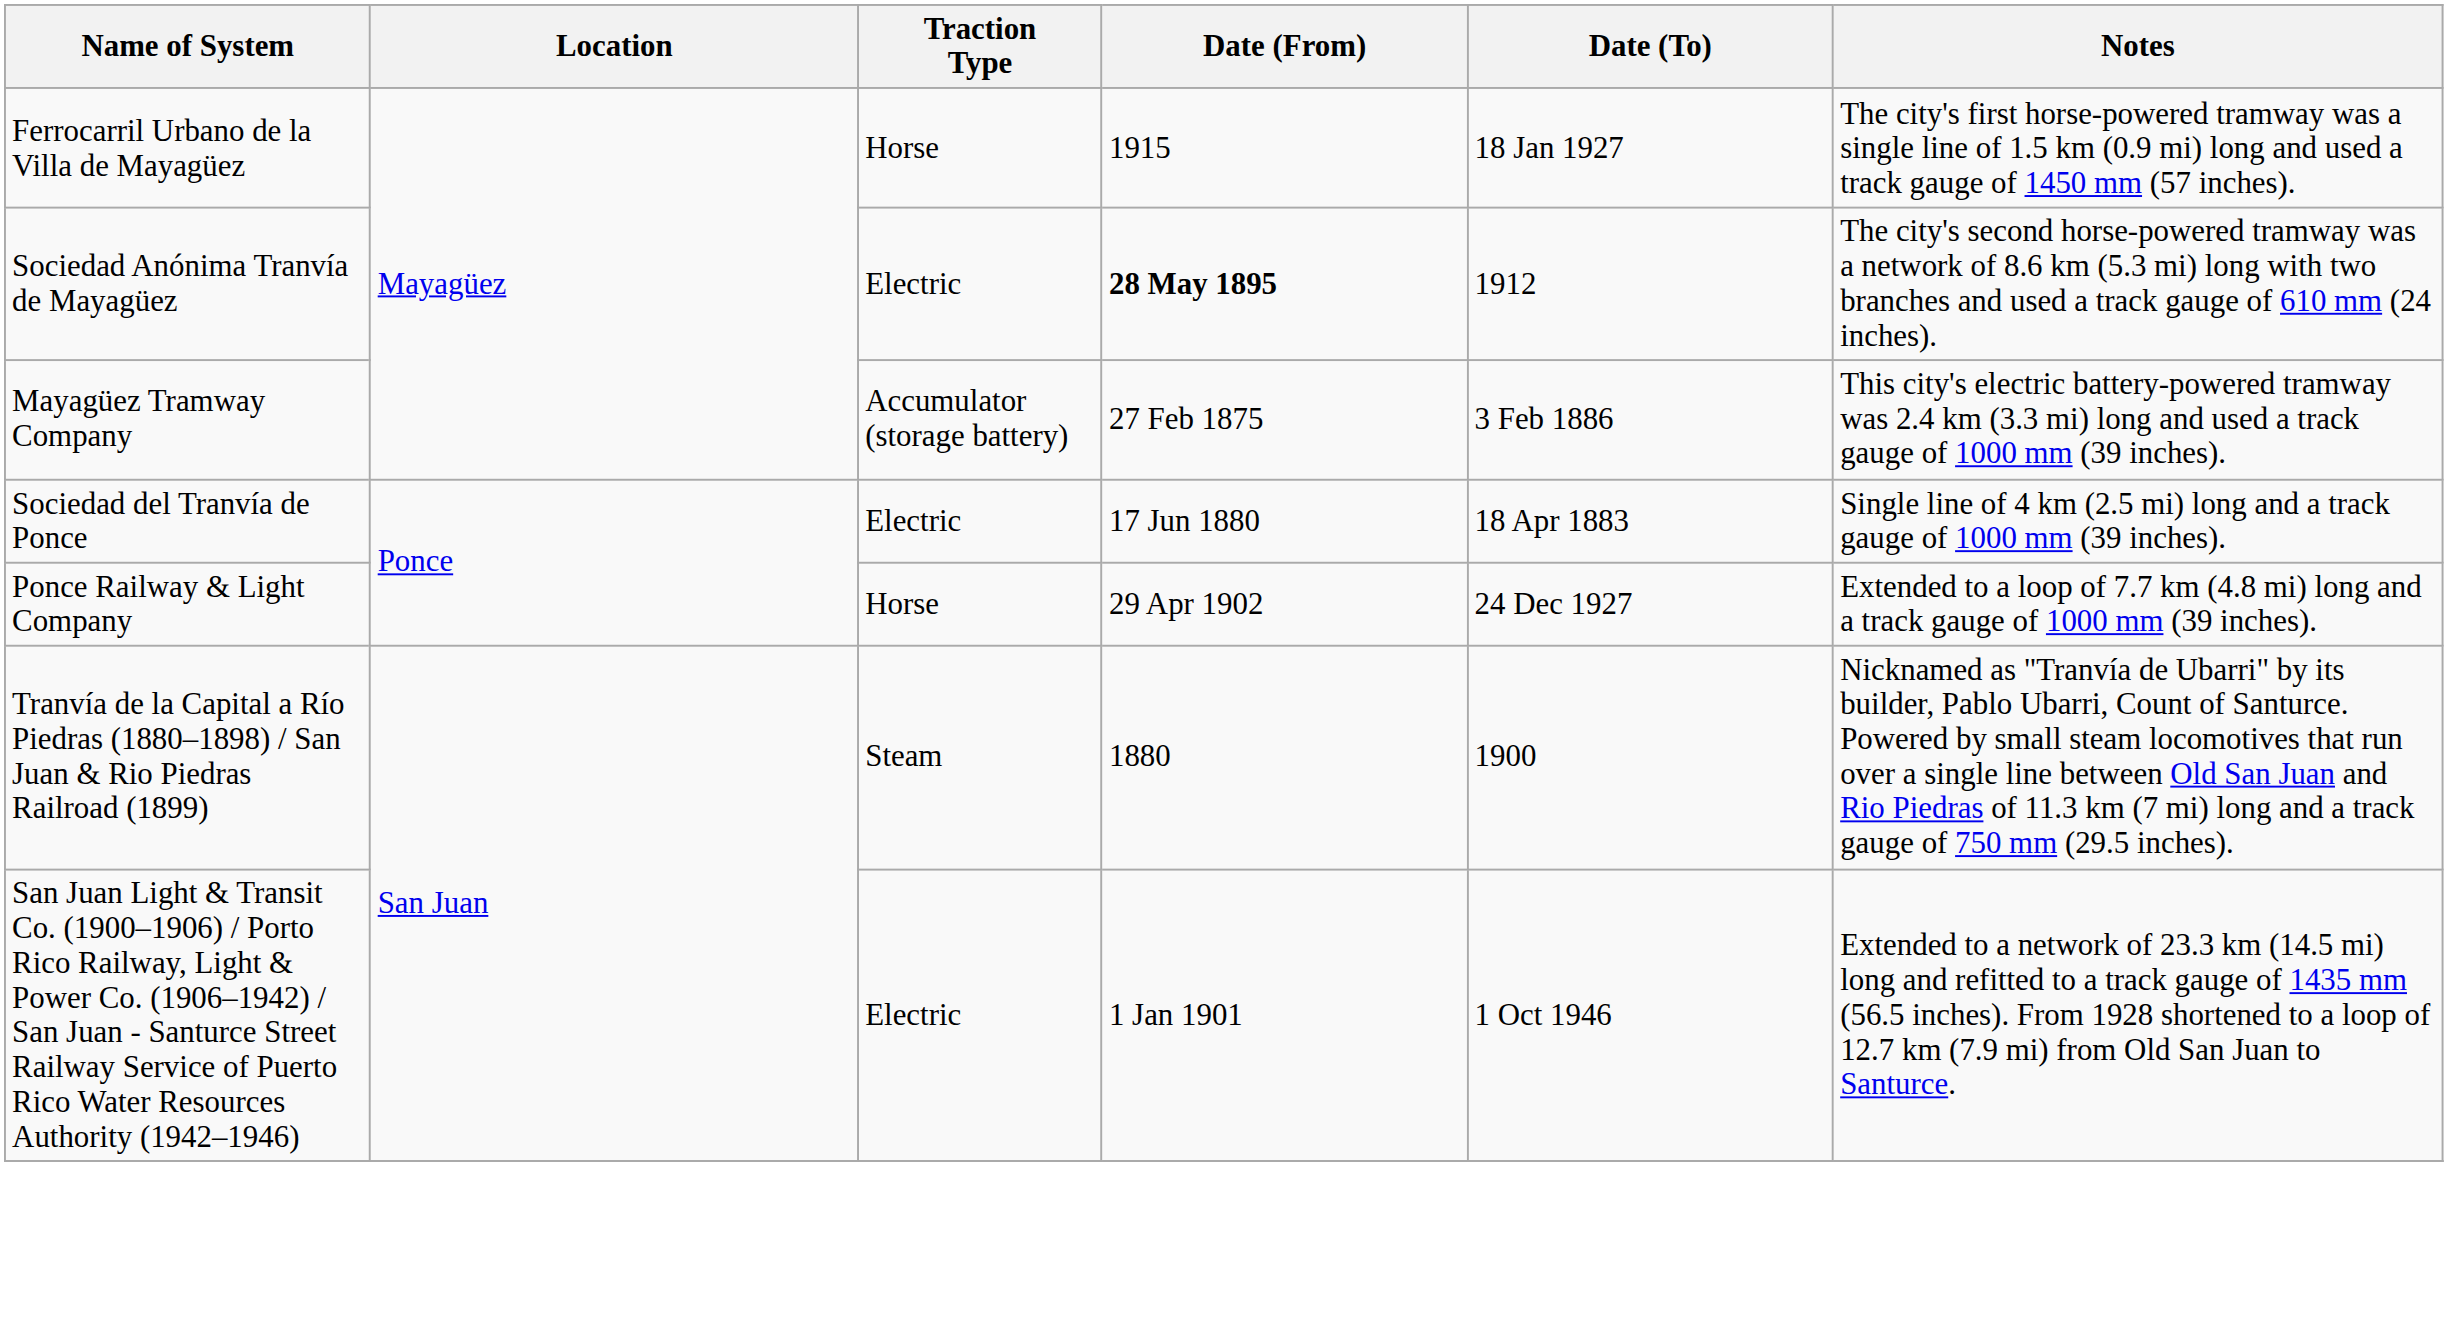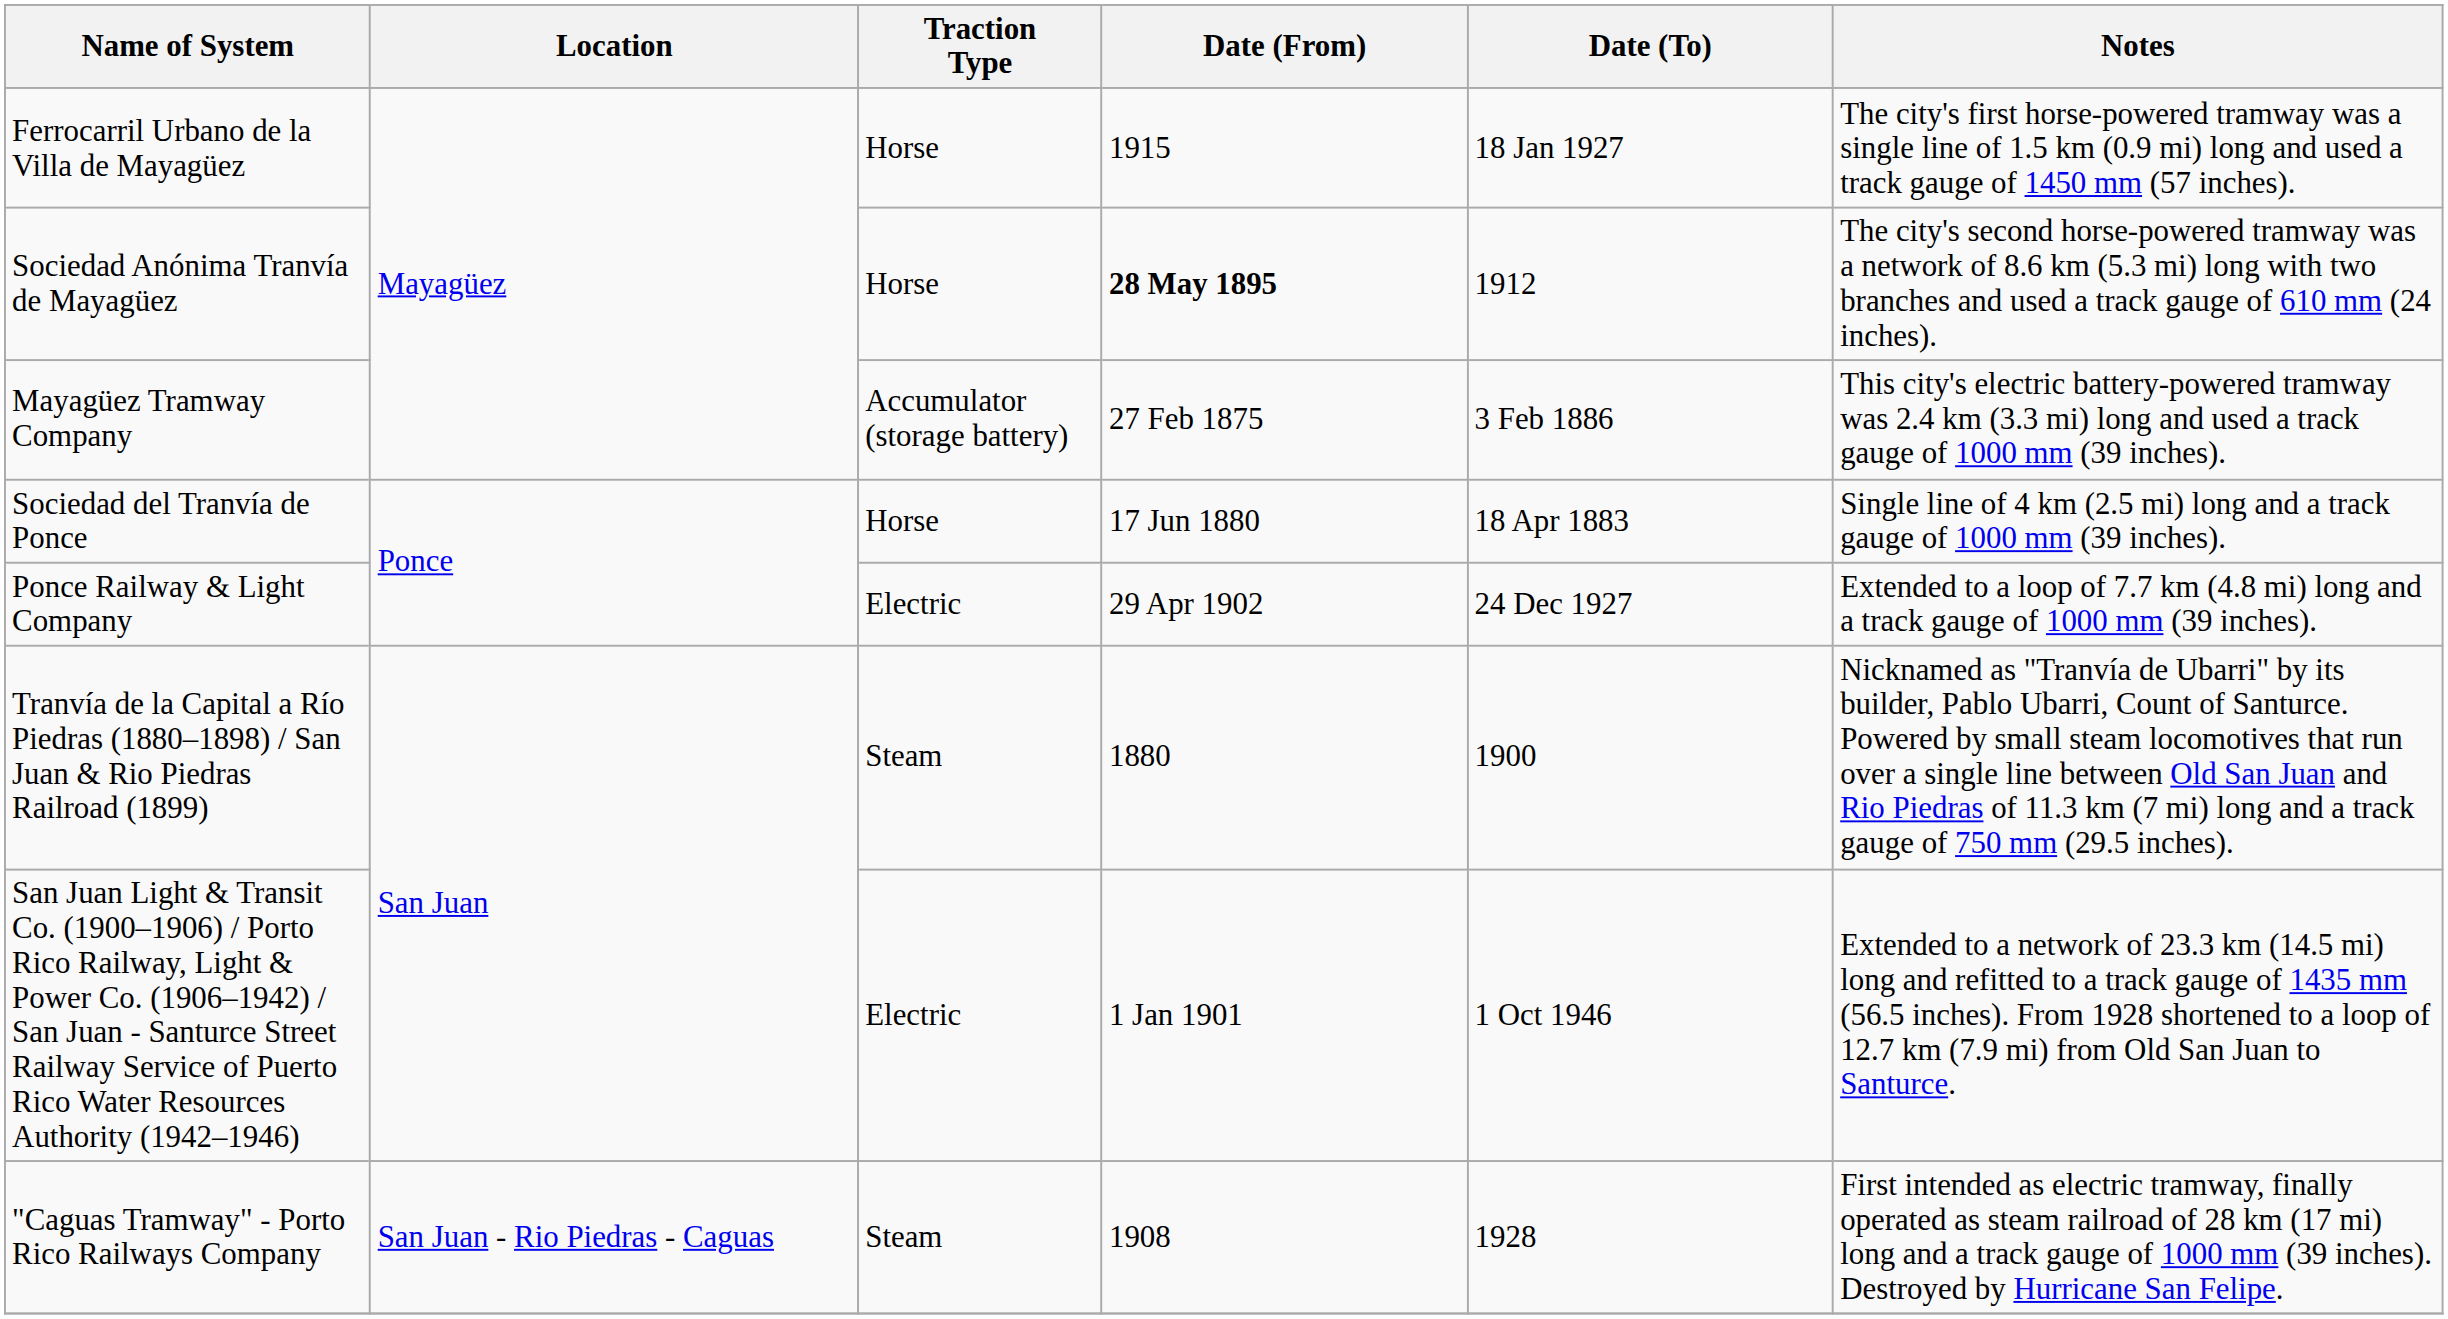(913, 283) Electric -> (902, 283) Horse
(913, 520) Electric -> (902, 520) Horse
(902, 603) Horse -> (913, 603) Electric
+ row: (179, 1237)
